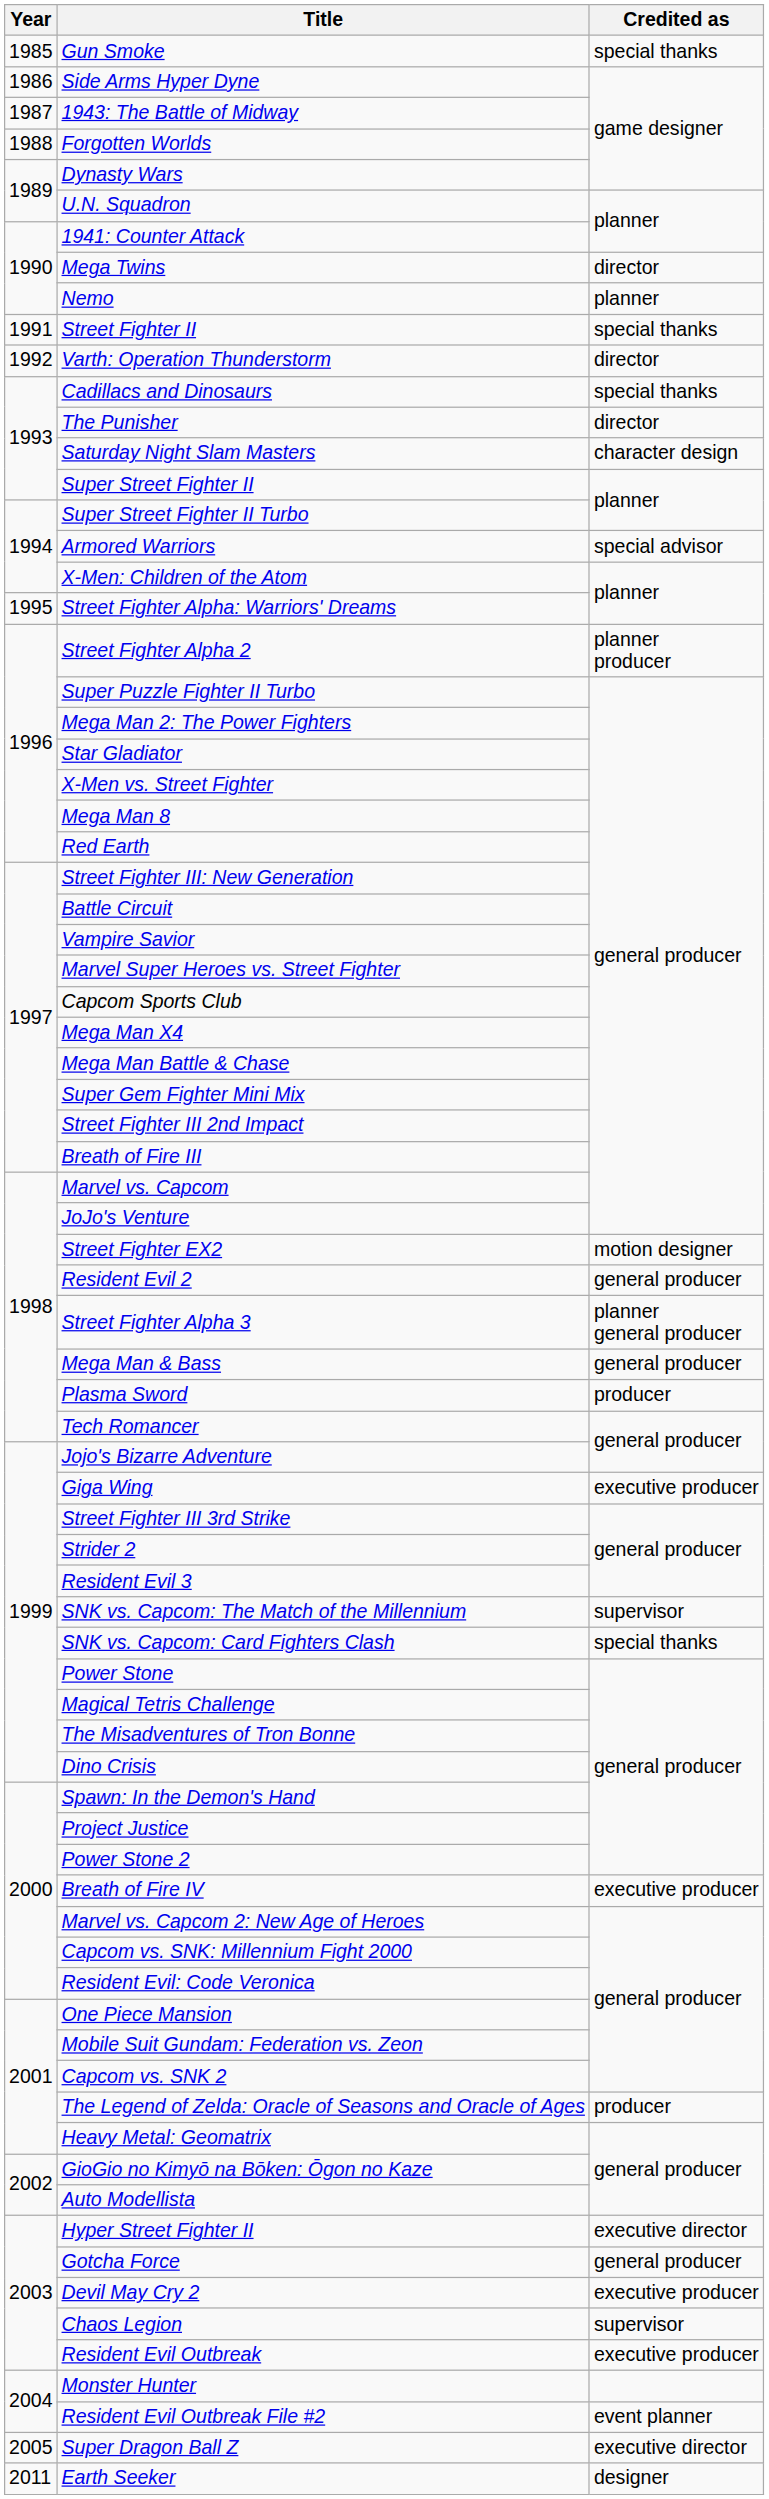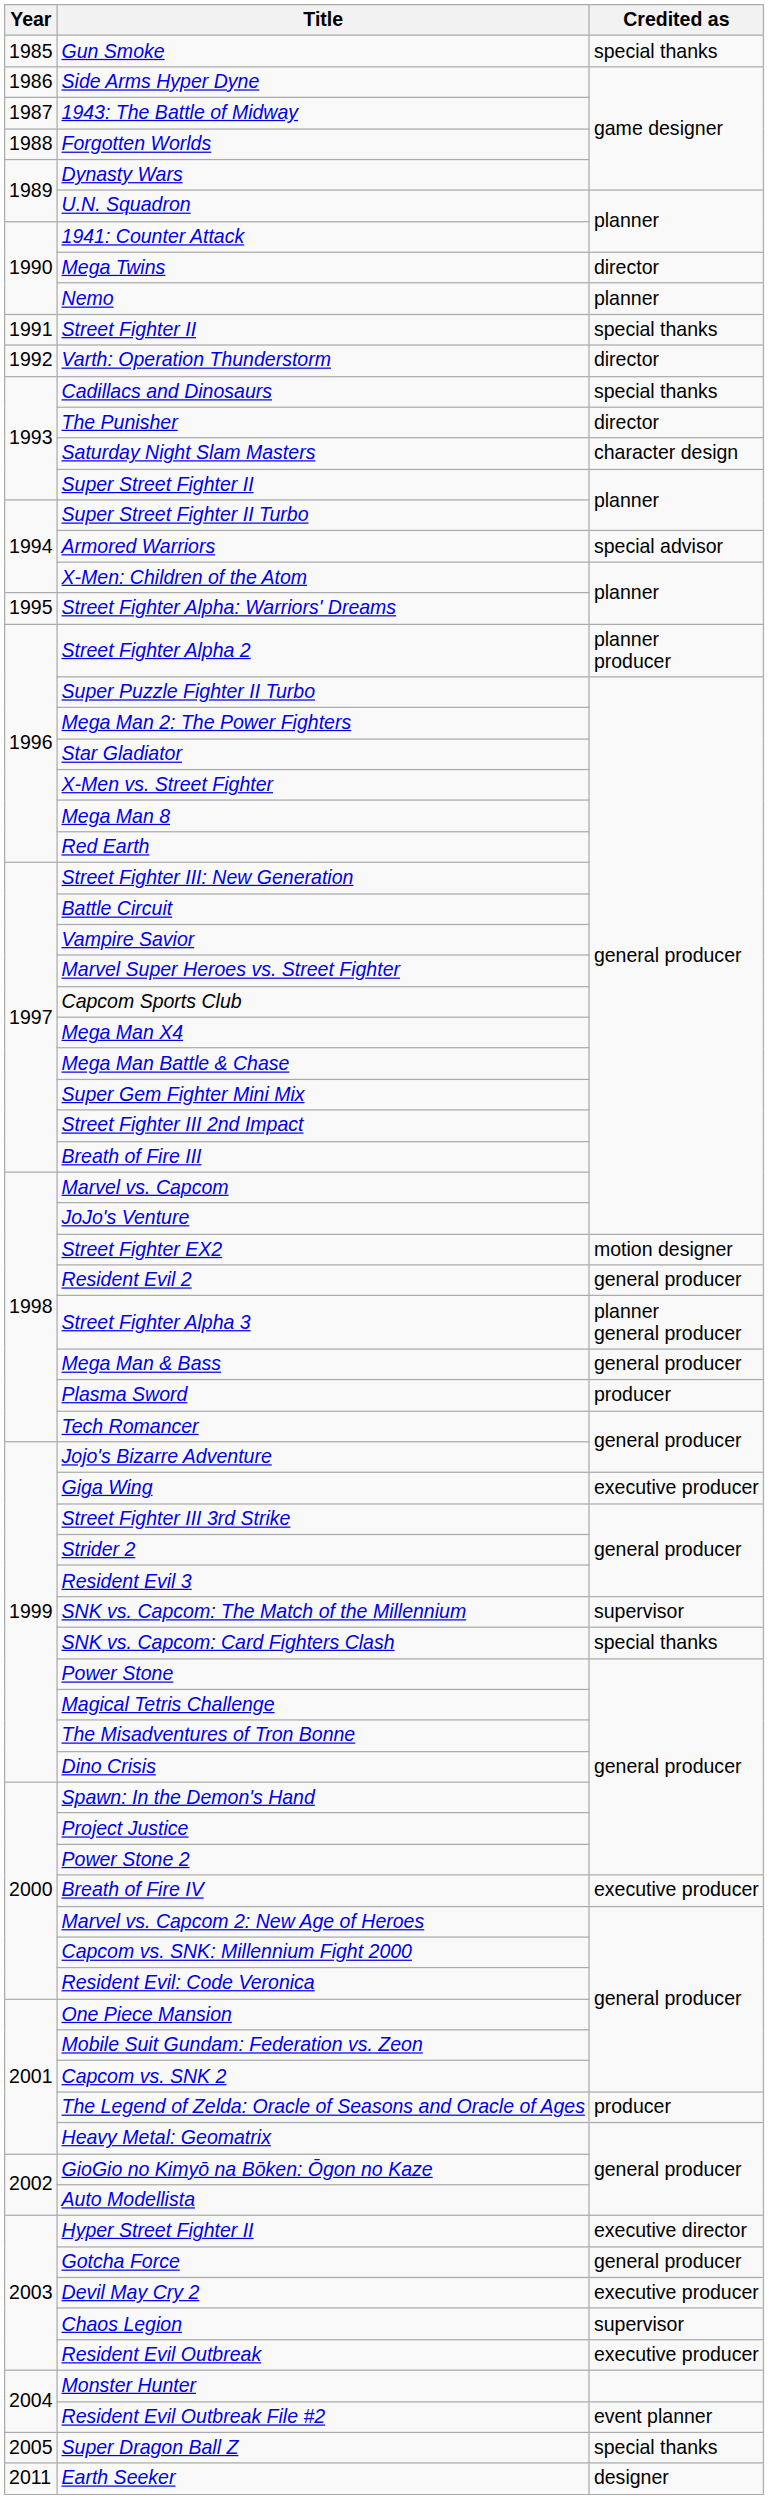(670, 2447) executive director -> (656, 2447) special thanks
